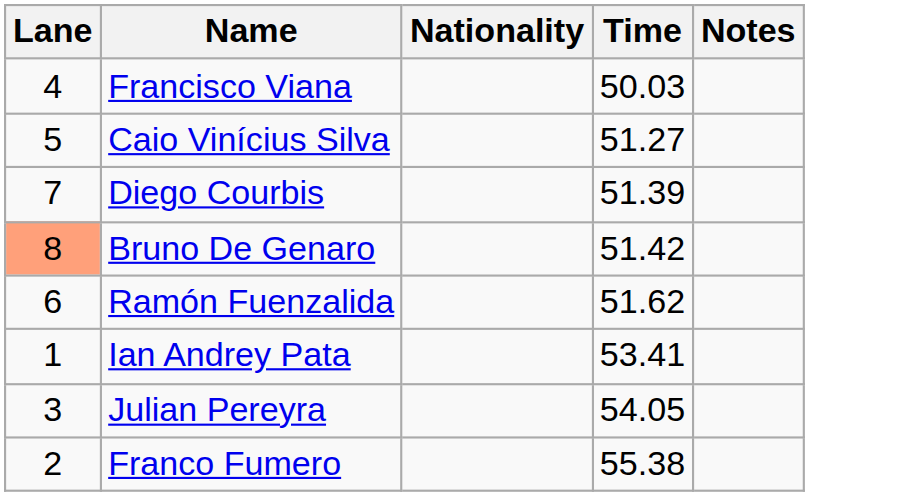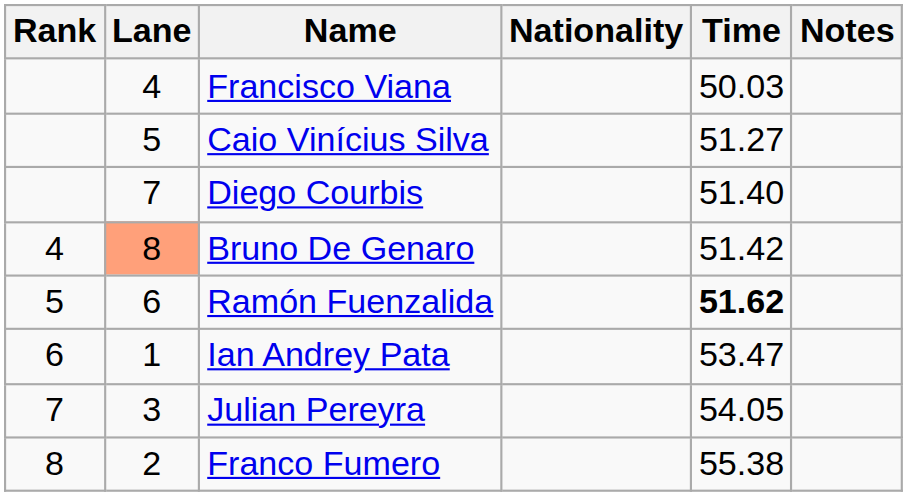+ column: (55, 31)
(643, 193) 51.39 -> (742, 193) 51.40
(643, 301) normal -> (742, 301) bold
(643, 355) 53.41 -> (742, 355) 53.47
